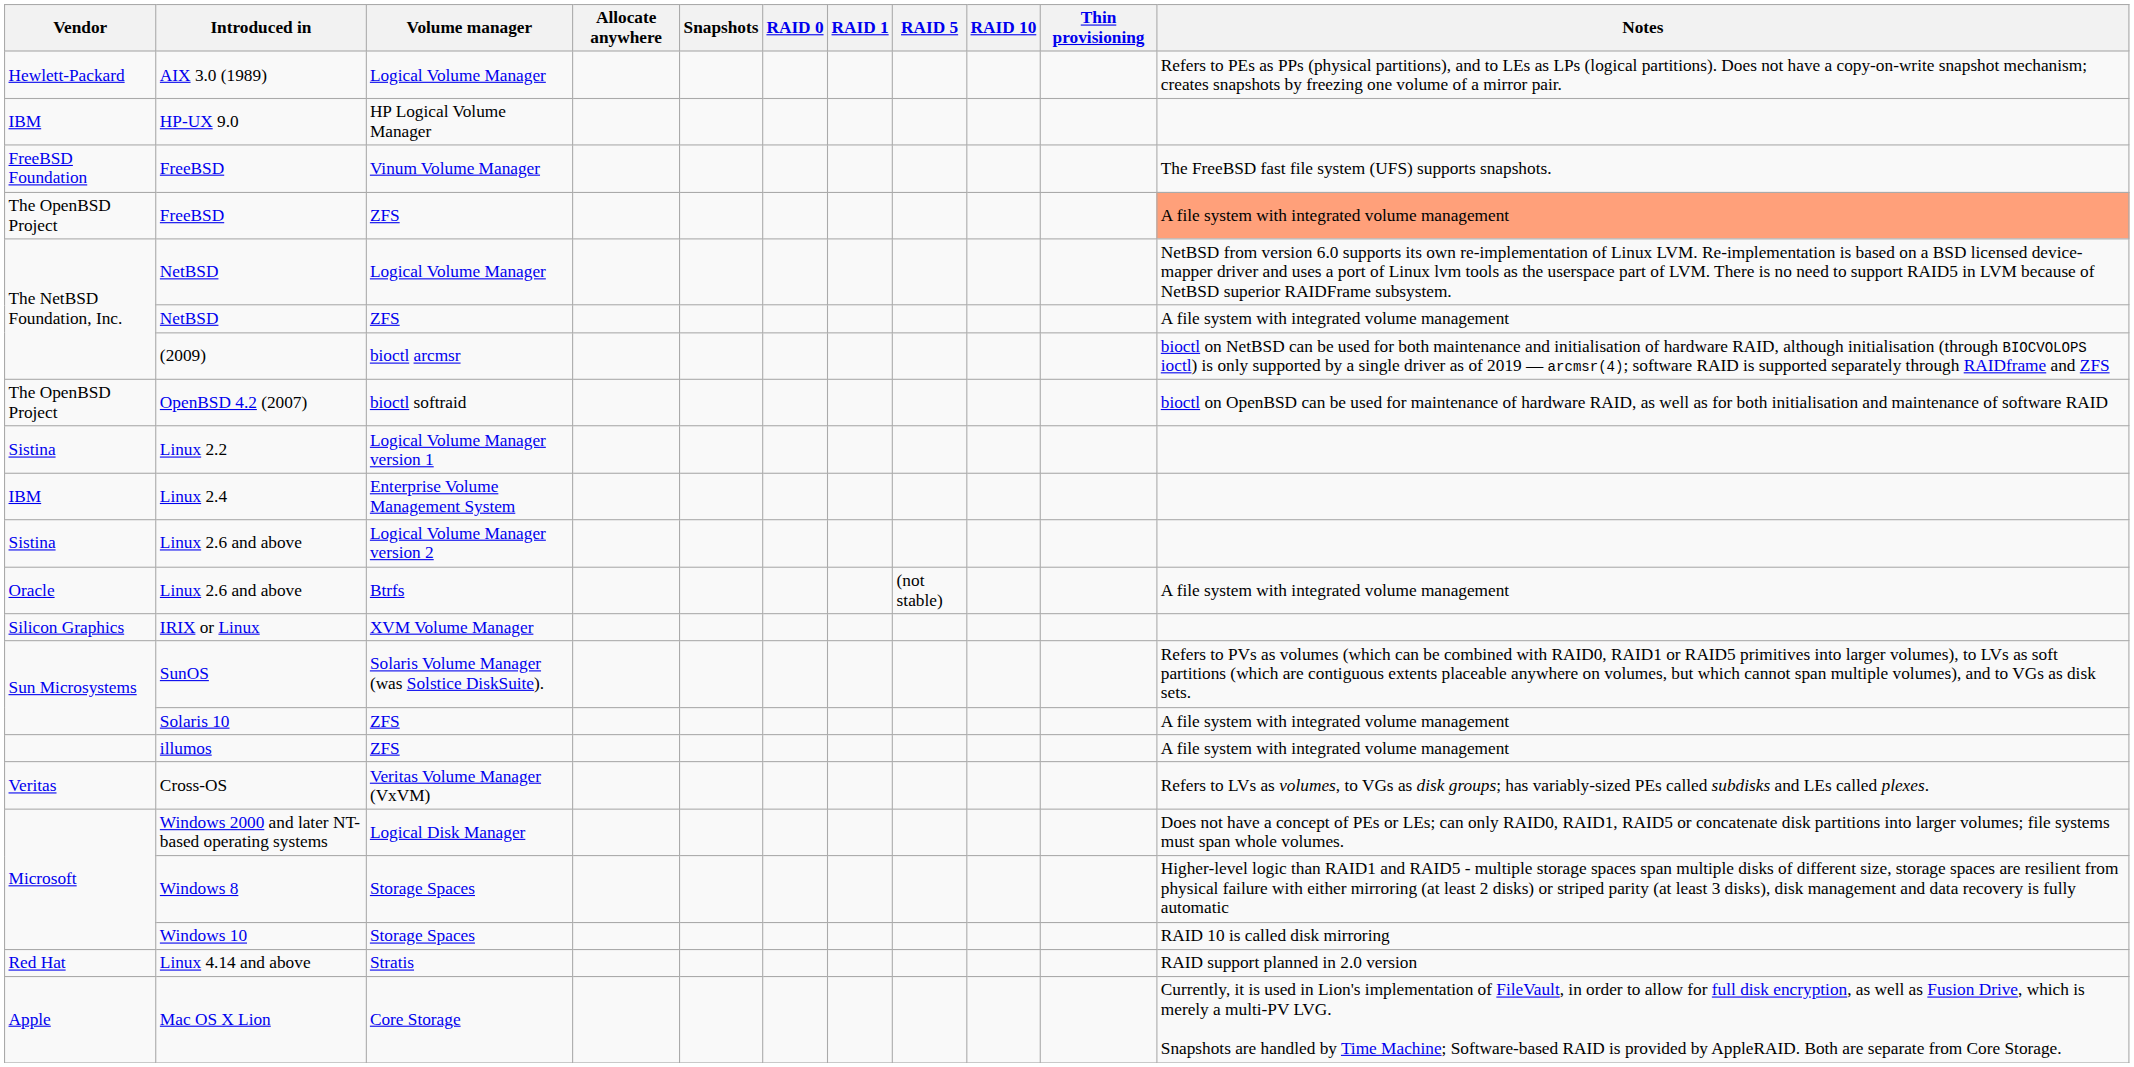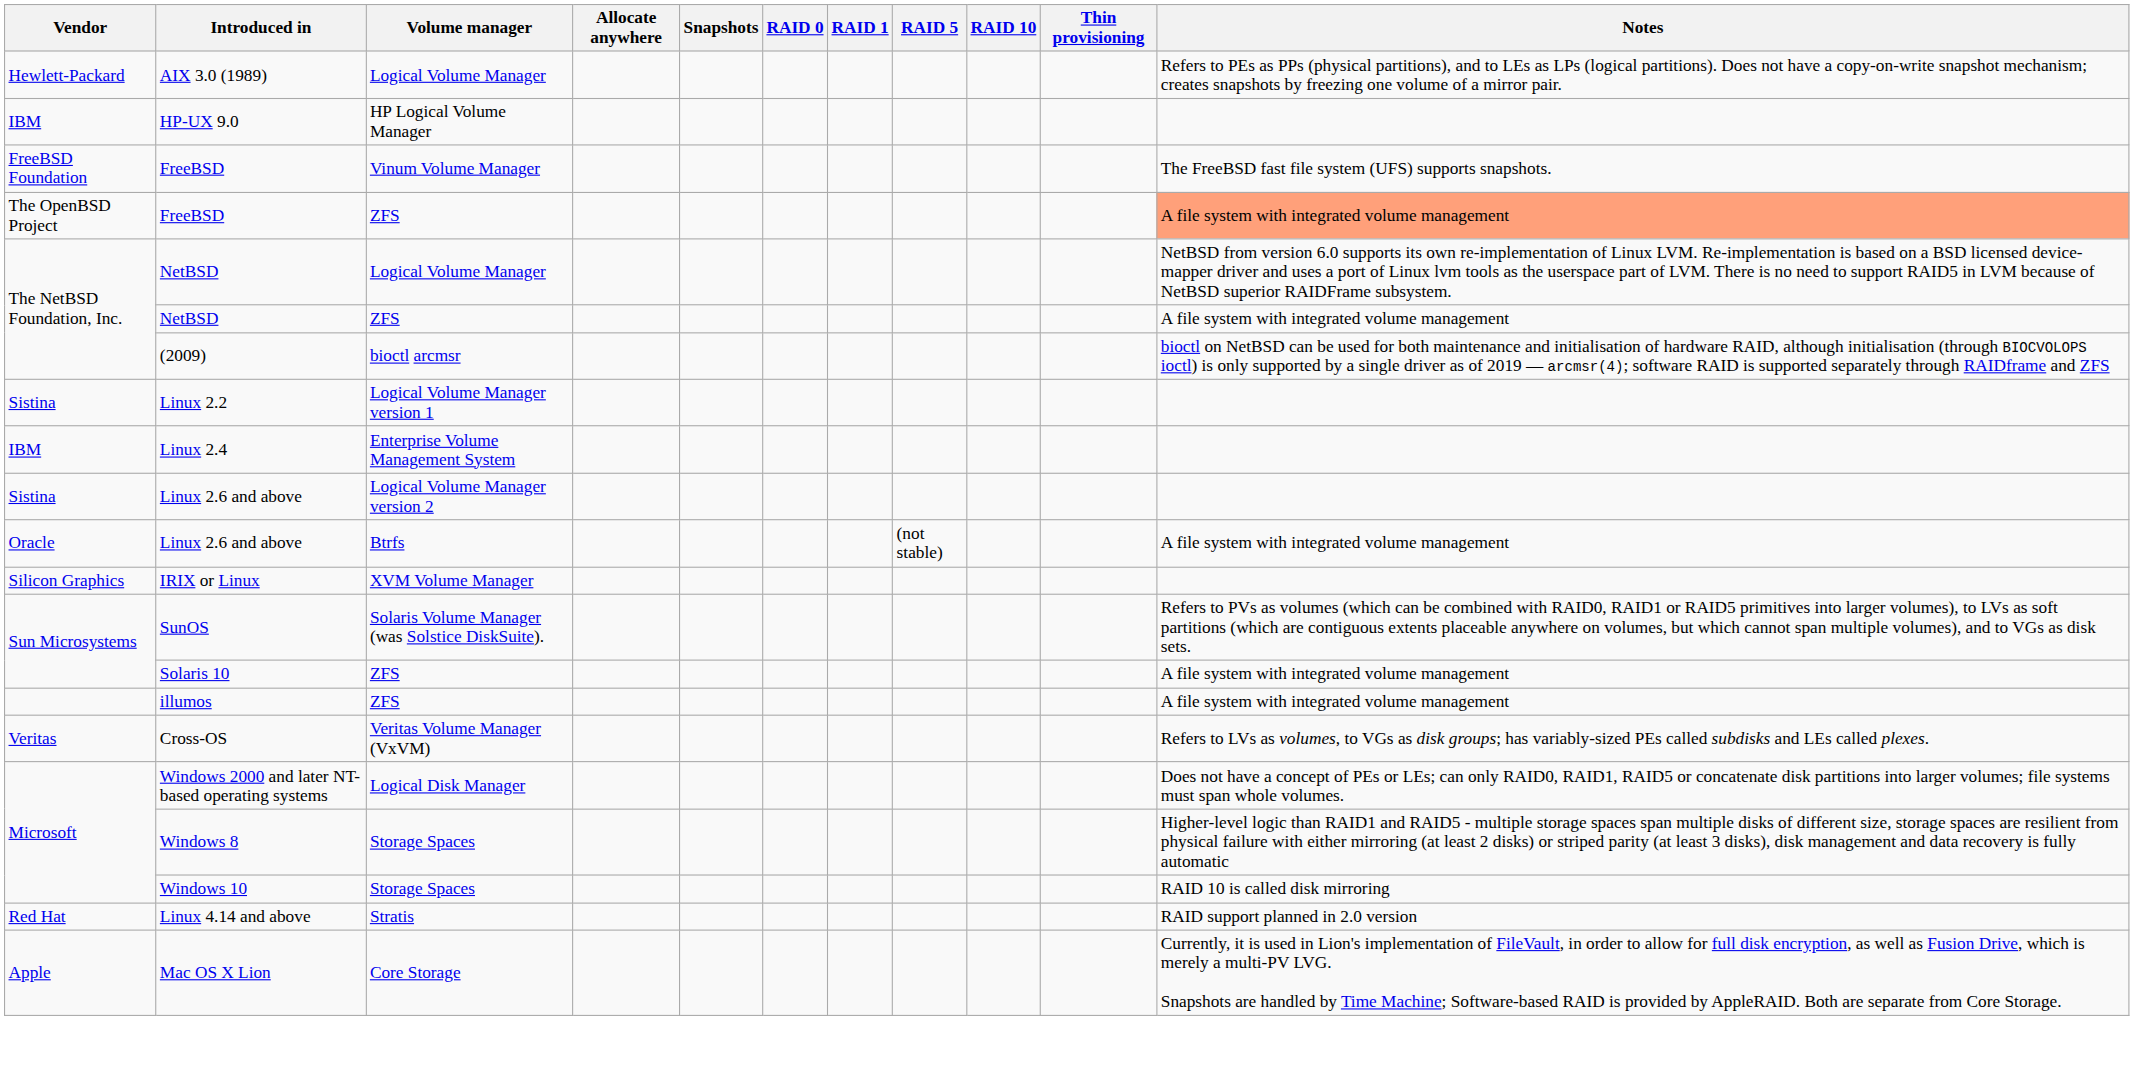- row: (234, 402)
